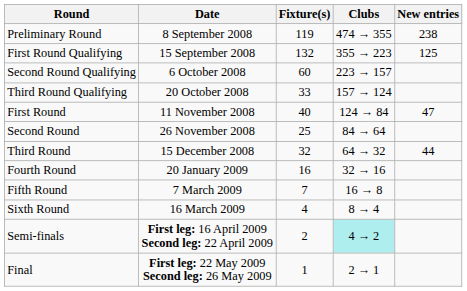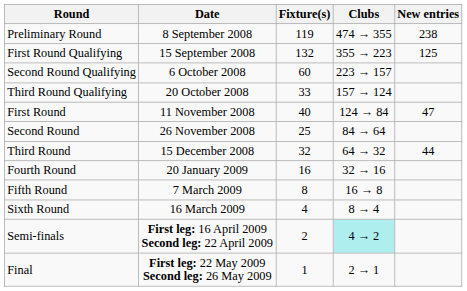(305, 190) 7 -> (305, 190) 8
